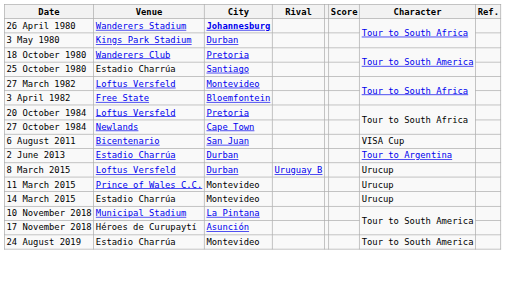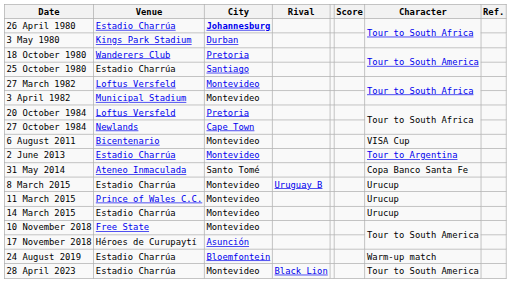(141, 26) Wanderers Stadium -> (136, 26) Estadio Charrúa
(122, 98) Free State -> (141, 98) Municipal Stadium
(238, 98) Bloemfontein -> (233, 98) Montevideo
(228, 141) San Juan -> (233, 141) Montevideo
(222, 156) Durban -> (233, 156) Montevideo
+ row: (36, 170)
(136, 170) Loftus Versfeld -> (136, 184) Estadio Charrúa
(222, 170) Durban -> (233, 184) Montevideo
(141, 213) Municipal Stadium -> (122, 228) Free State
(233, 213) La Pintana -> (233, 228) Montevideo
(233, 242) Montevideo -> (238, 256) Bloemfontein
(418, 242) Tour to South America -> (402, 256) Warm-up match
+ row: (41, 271)
